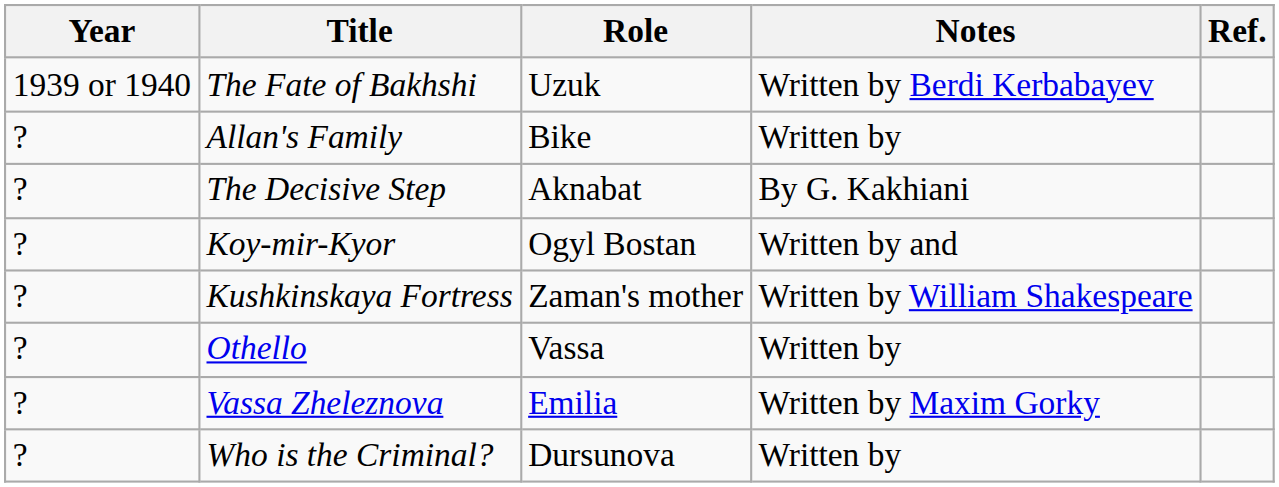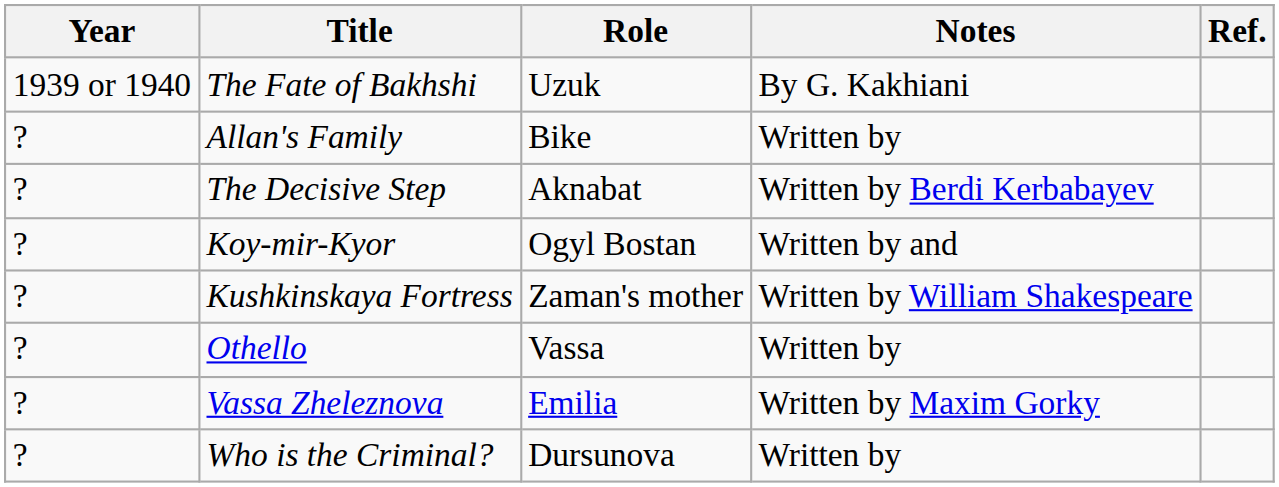(956, 84) Written by Berdi Kerbabayev -> (864, 84) By G. Kakhiani
(864, 190) By G. Kakhiani -> (956, 190) Written by Berdi Kerbabayev
